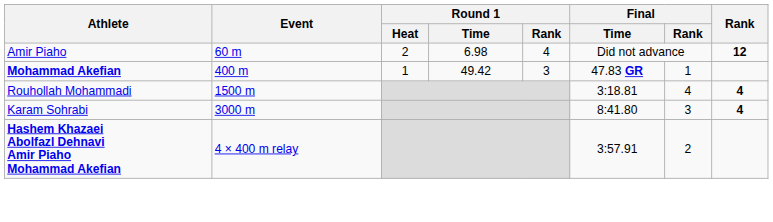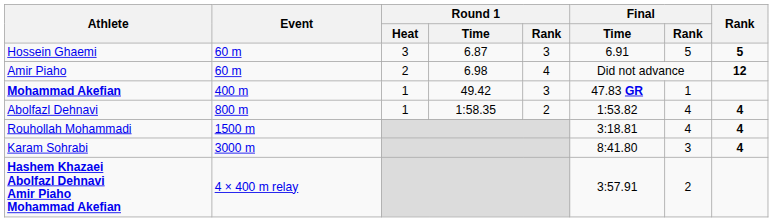+ row: (52, 53)
+ row: (53, 110)
